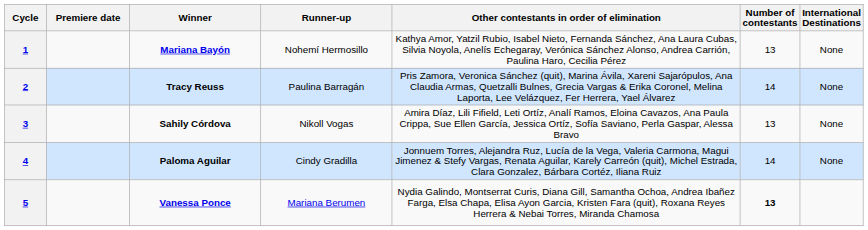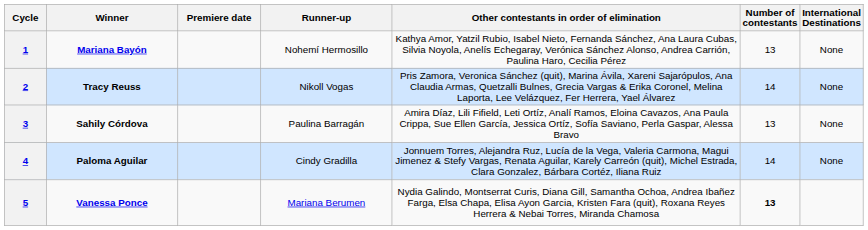columns swapped: (88, 18) <-> (195, 18)
(326, 87) Paulina Barragán -> (326, 87) Nikoll Vogas
(326, 124) Nikoll Vogas -> (326, 124) Paulina Barragán
